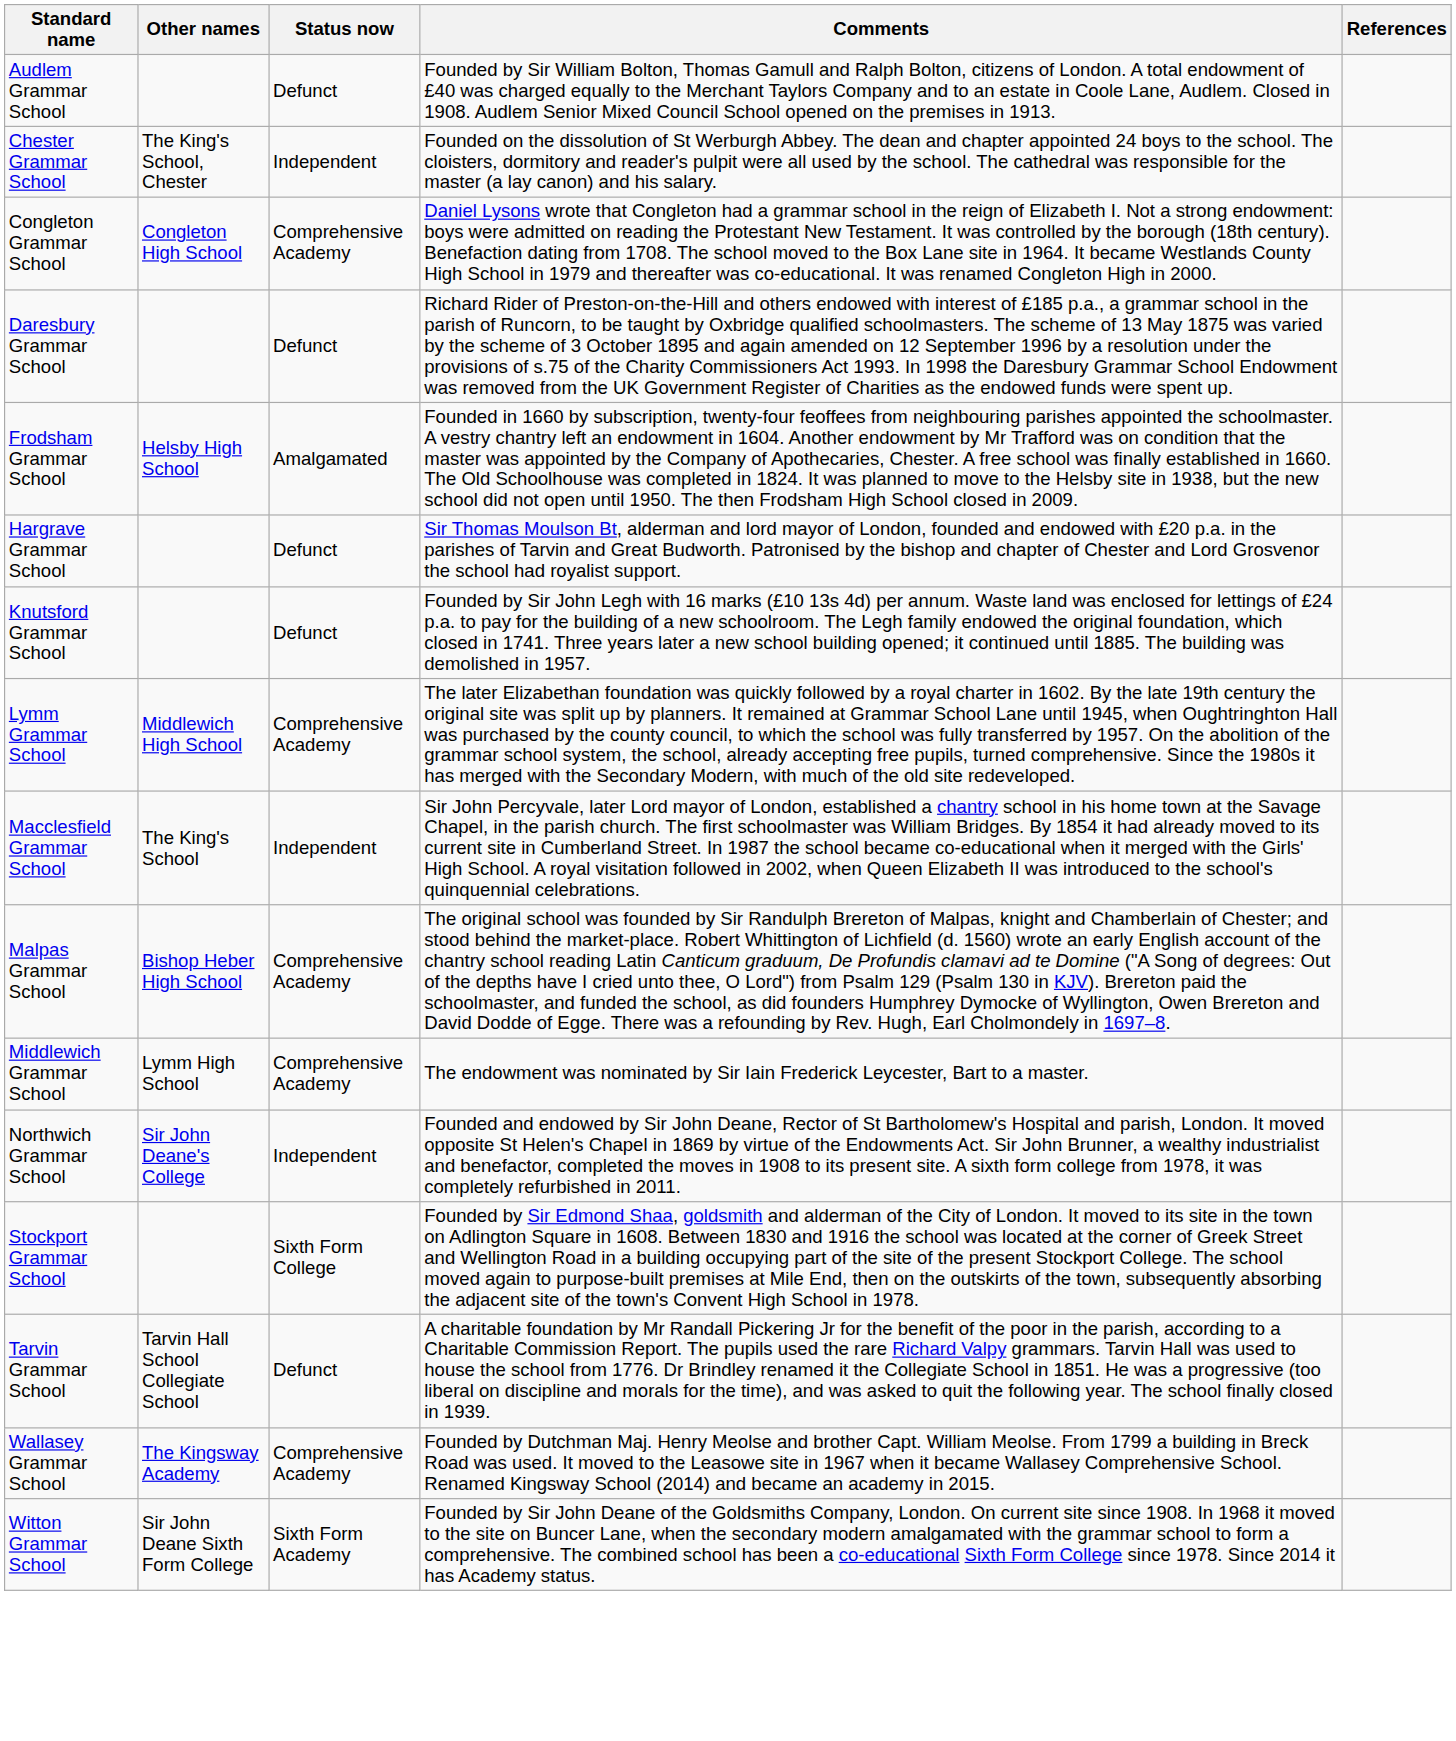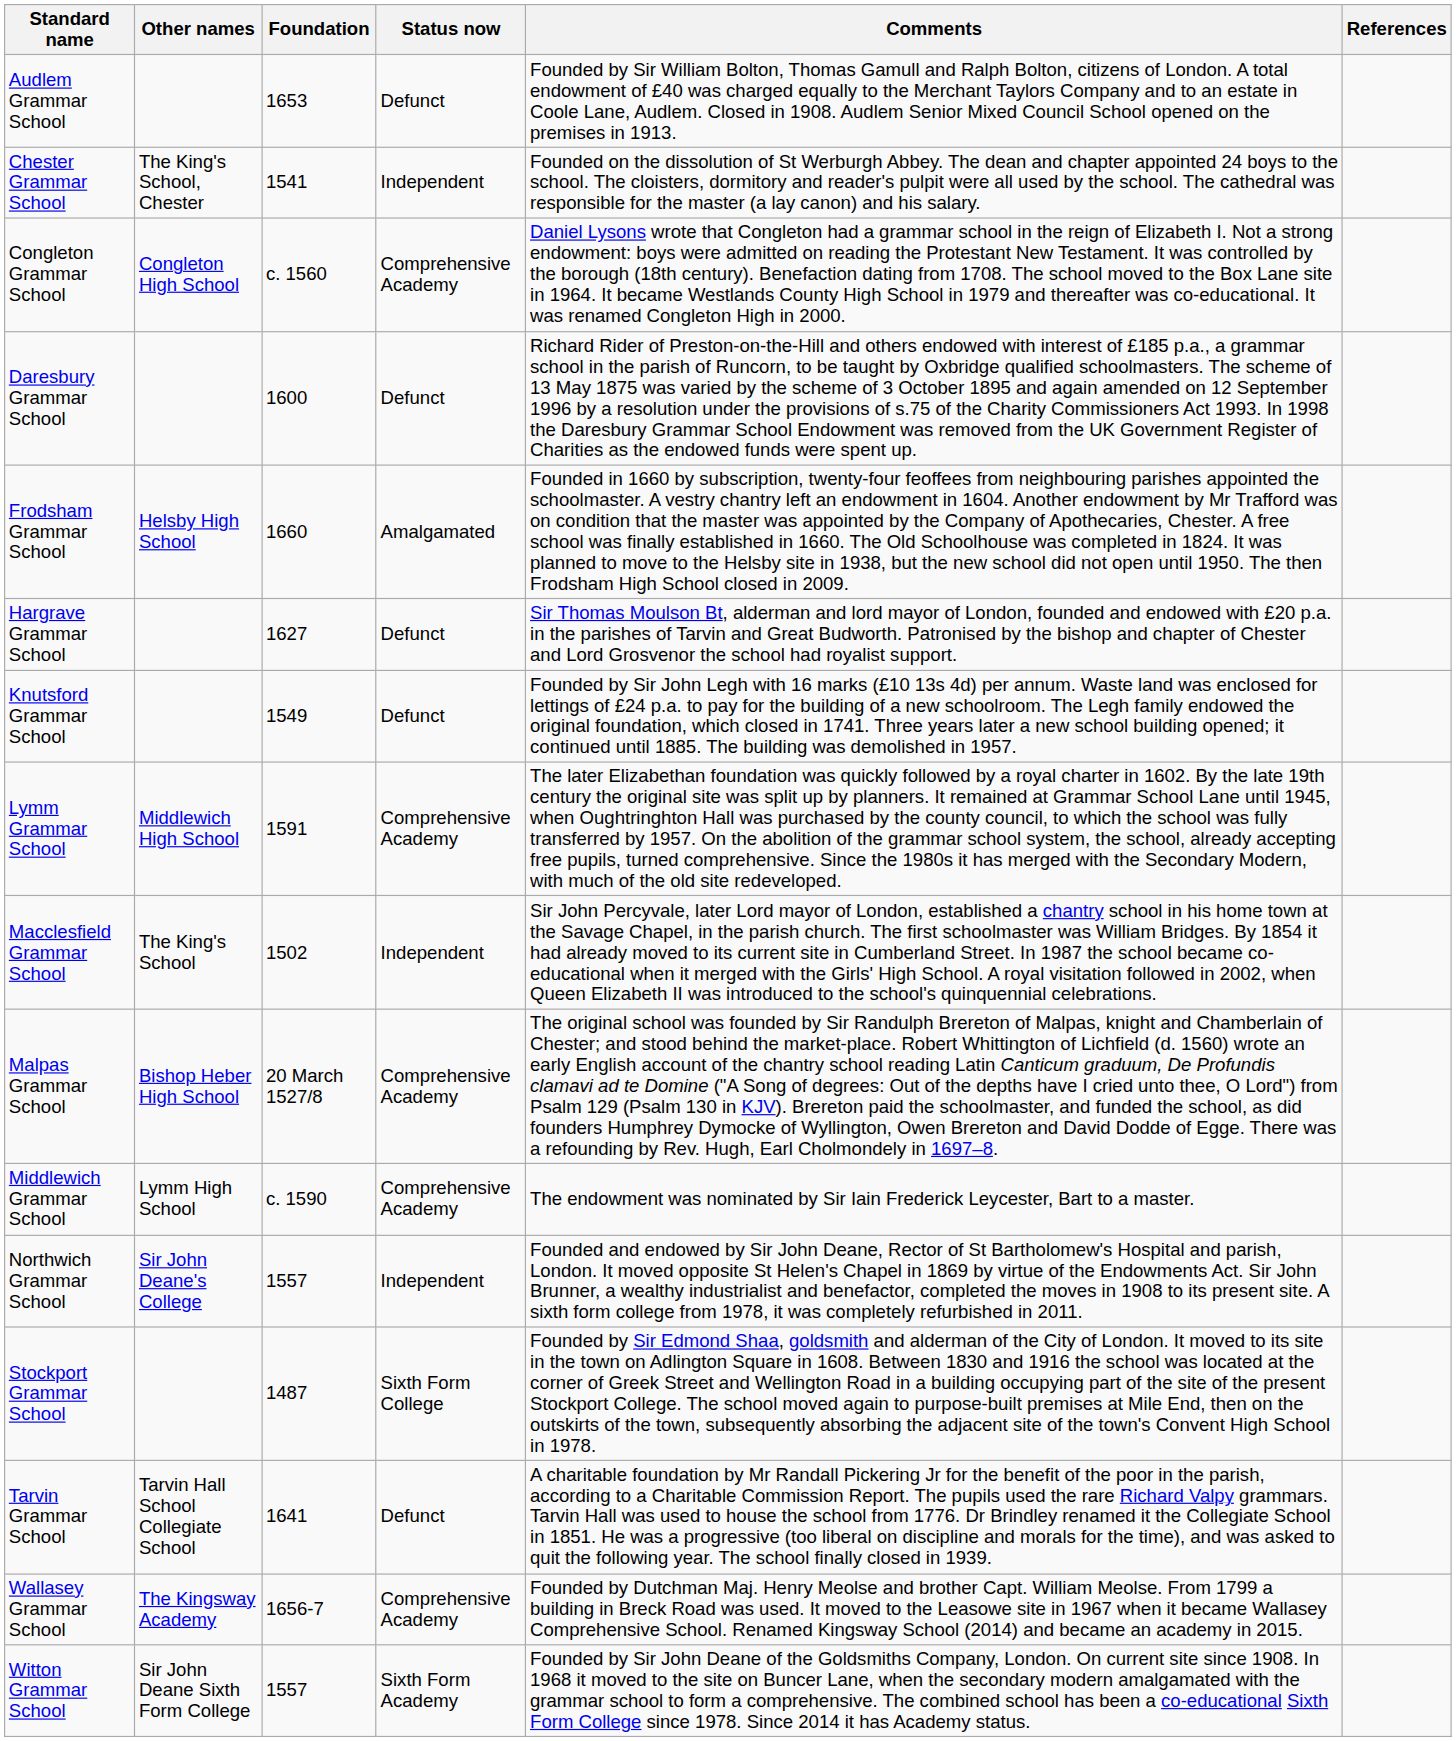+ column: (319, 29)
